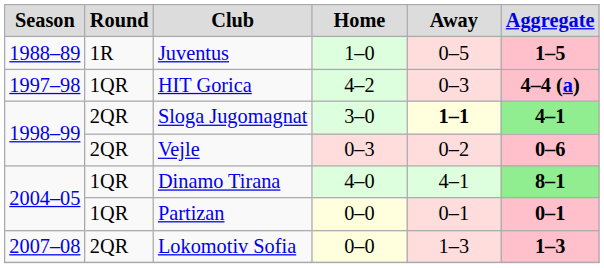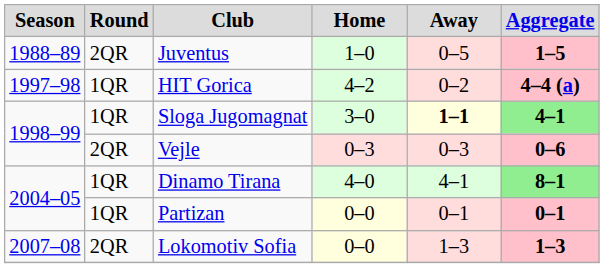(102, 52) 1R -> (109, 52) 2QR
(454, 85) 0–3 -> (454, 85) 0–2
(109, 117) 2QR -> (109, 117) 1QR
(454, 149) 0–2 -> (454, 149) 0–3
